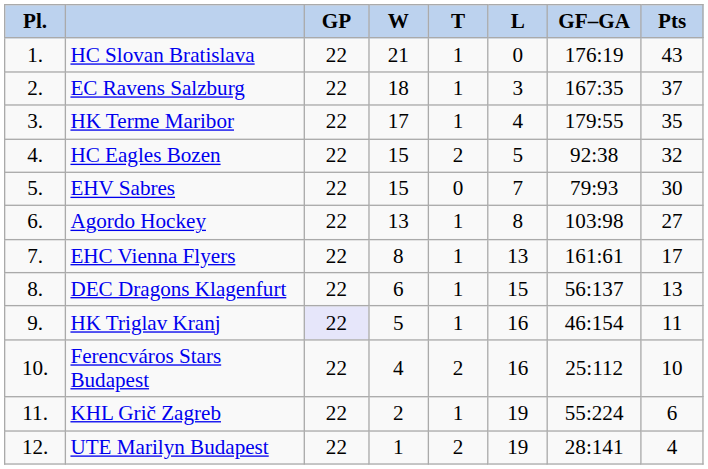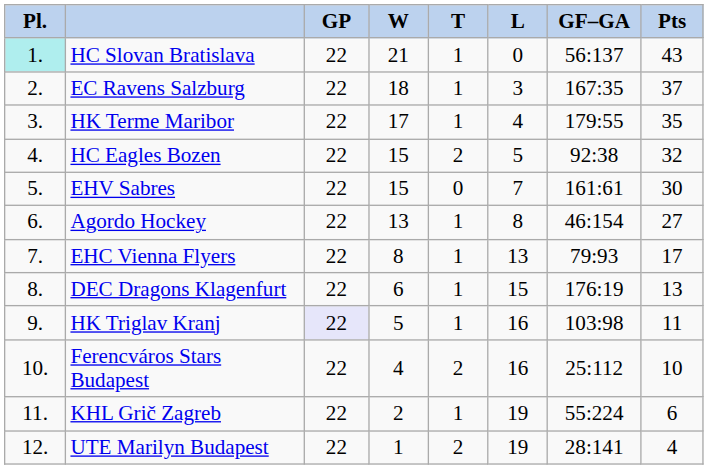(35, 54) no background -> (35, 54) paleturquoise background
(594, 54) 176:19 -> (594, 54) 56:137
(594, 188) 79:93 -> (594, 188) 161:61
(594, 222) 103:98 -> (594, 222) 46:154
(594, 255) 161:61 -> (594, 255) 79:93
(594, 289) 56:137 -> (594, 289) 176:19
(594, 322) 46:154 -> (594, 322) 103:98
